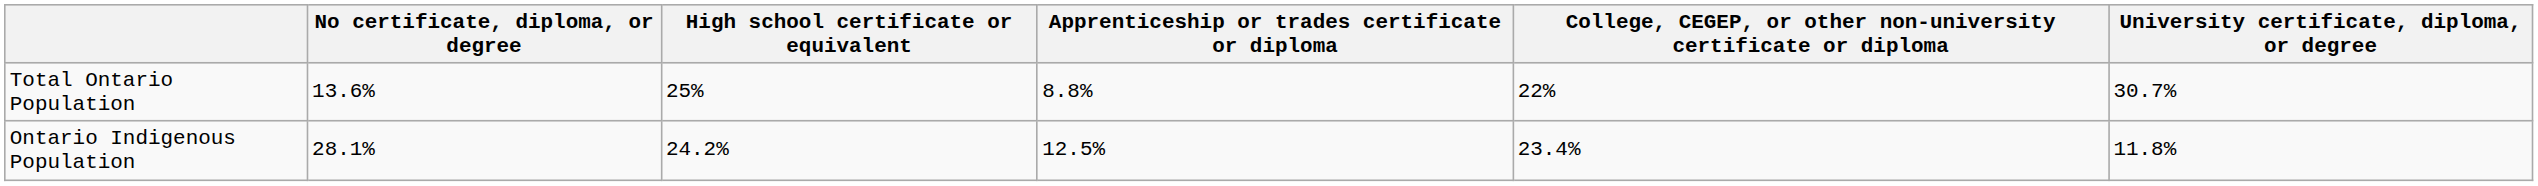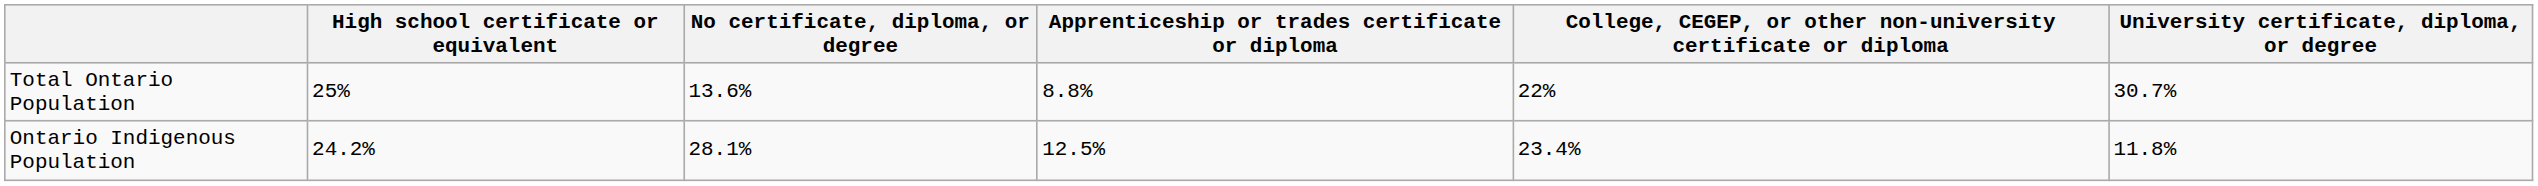columns swapped: (484, 34) <-> (849, 34)
